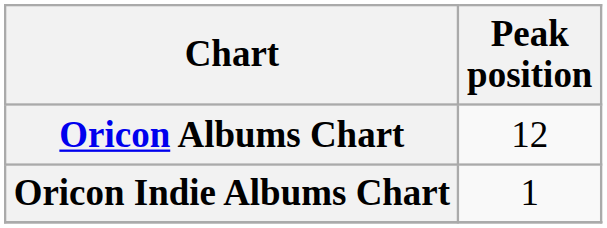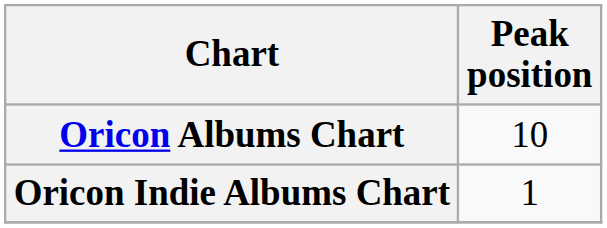(530, 134) 12 -> (530, 134) 10
